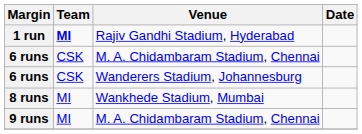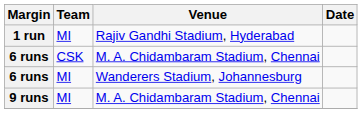(64, 35) bold -> (64, 35) normal
(70, 77) CSK -> (64, 77) MI
- row: (29, 98)
